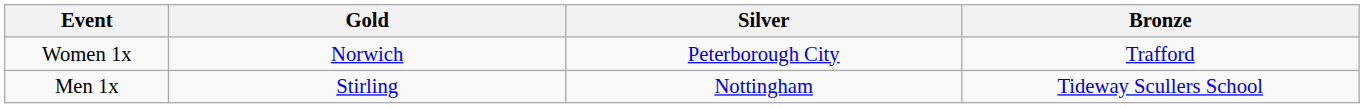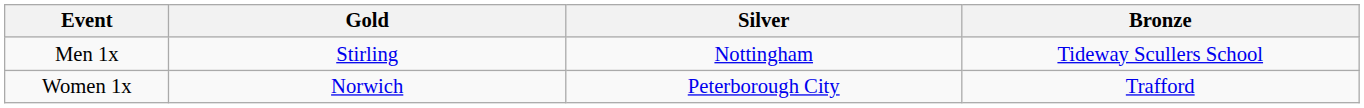rows swapped: (87, 86) <-> (87, 53)
